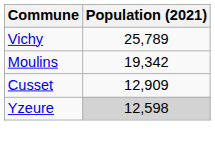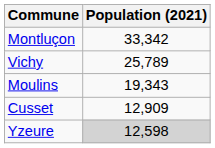+ row: (41, 39)
(146, 62) 19,342 -> (146, 85) 19,343
